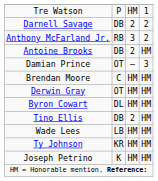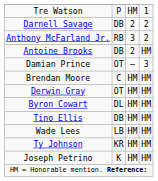(132, 118) 2 -> (132, 118) HM
